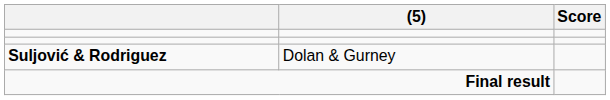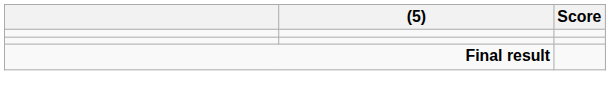- row: (87, 56)
